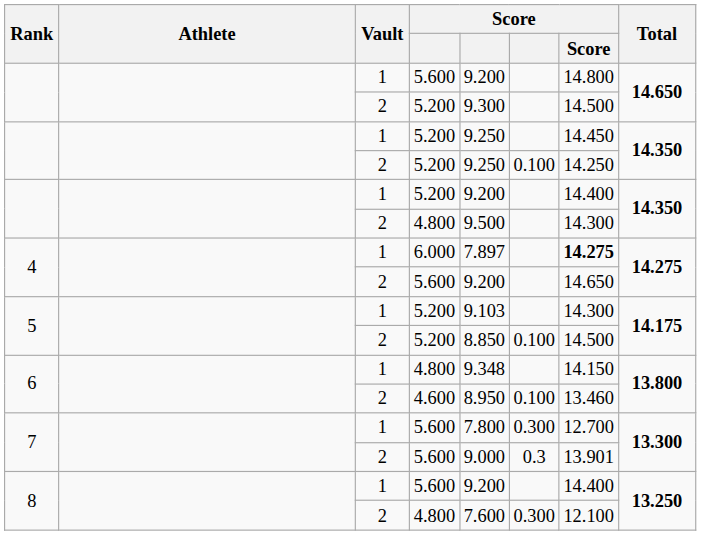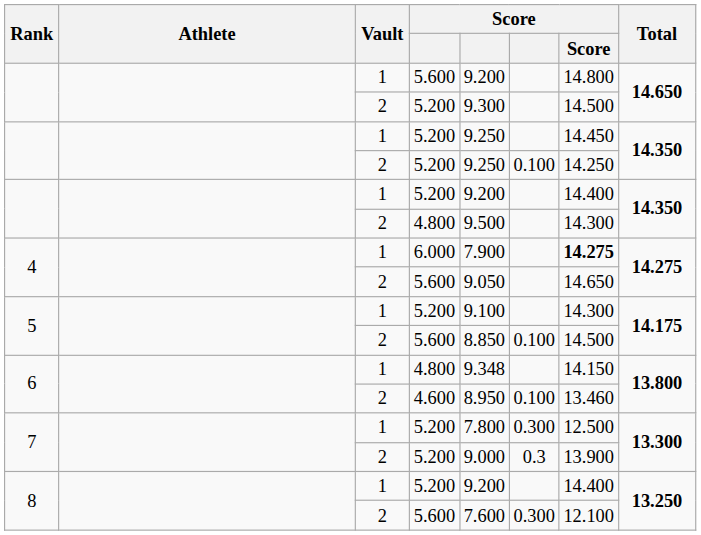(484, 252) 7.897 -> (484, 252) 7.900
(484, 281) 9.200 -> (484, 281) 9.050
(484, 310) 9.103 -> (484, 310) 9.100
(434, 340) 5.200 -> (434, 340) 5.600
(434, 427) 5.600 -> (434, 427) 5.200
(589, 427) 12.700 -> (589, 427) 12.500
(434, 456) 5.600 -> (434, 456) 5.200
(589, 456) 13.901 -> (589, 456) 13.900
(434, 485) 5.600 -> (434, 485) 5.200
(434, 515) 4.800 -> (434, 515) 5.600
